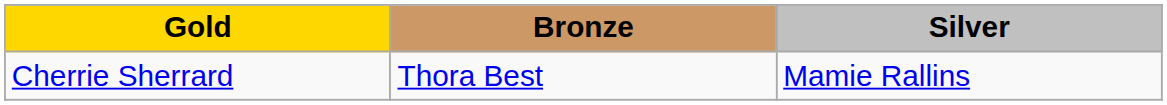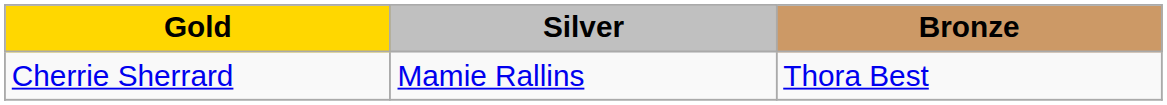columns swapped: (969, 28) <-> (583, 28)
